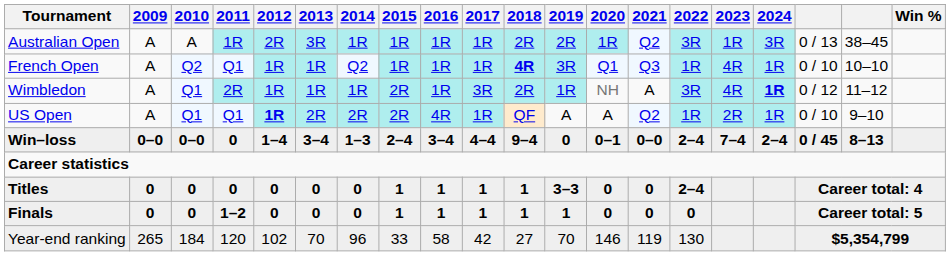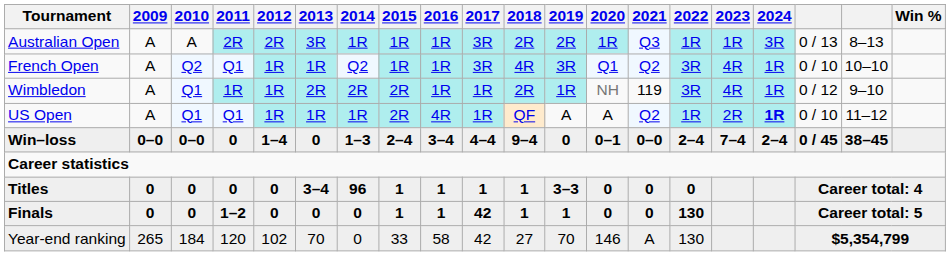(233, 41) 1R -> (233, 41) 2R
(483, 41) 1R -> (483, 41) 3R
(649, 41) Q2 -> (649, 41) Q3
(691, 41) 3R -> (691, 41) 1R
(866, 41) 38–45 -> (866, 41) 8–13
(483, 66) 1R -> (483, 66) 3R
(524, 66) bold -> (524, 66) normal
(649, 66) Q3 -> (649, 66) Q2
(691, 66) 1R -> (691, 66) 3R
(233, 90) 2R -> (233, 90) 1R
(316, 90) 1R -> (316, 90) 2R
(358, 90) 1R -> (358, 90) 2R
(483, 90) 3R -> (483, 90) 1R
(649, 90) A -> (649, 90) 119
(774, 90) bold -> (774, 90) normal
(866, 90) 11–12 -> (866, 90) 9–10
(274, 115) bold -> (274, 115) normal
(316, 115) 2R -> (316, 115) 1R
(358, 115) 2R -> (358, 115) 1R
(774, 115) normal -> (774, 115) bold
(866, 115) 9–10 -> (866, 115) 11–12
(316, 139) 3–4 -> (316, 139) 0
(866, 139) 8–13 -> (866, 139) 38–45
(316, 189) 0 -> (316, 189) 3–4
(358, 189) 0 -> (358, 189) 96
(691, 189) 2–4 -> (691, 189) 0
(483, 213) 1 -> (483, 213) 42
(691, 213) 0 -> (691, 213) 130
(358, 238) 96 -> (358, 238) 0
(649, 238) 119 -> (649, 238) A
